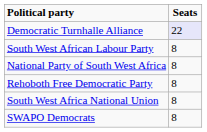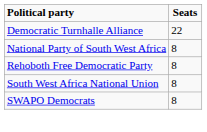(177, 30) lavender background -> (177, 30) no background
- row: (80, 48)
